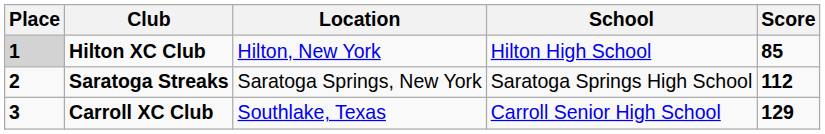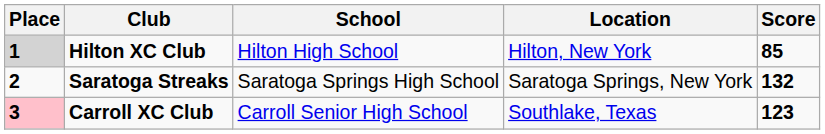columns swapped: (622, 19) <-> (360, 19)
(777, 81) 112 -> (778, 81) 132
(15, 112) no background -> (15, 112) pink background
(778, 112) 129 -> (778, 112) 123
